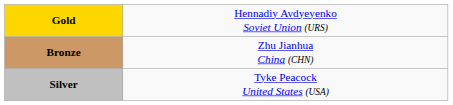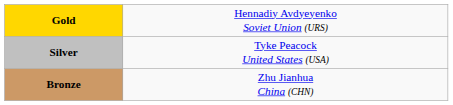rows swapped: (64, 84) <-> (64, 52)
